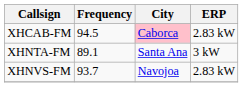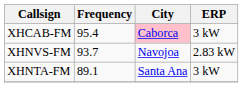(88, 33) 94.5 -> (88, 33) 95.4
(214, 33) 2.83 kW -> (206, 33) 3 kW
rows swapped: (39, 52) <-> (39, 71)
